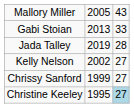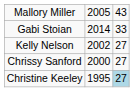(99, 29) 2013 -> (99, 29) 2014
- row: (45, 45)
(99, 78) 1999 -> (99, 62) 2000
